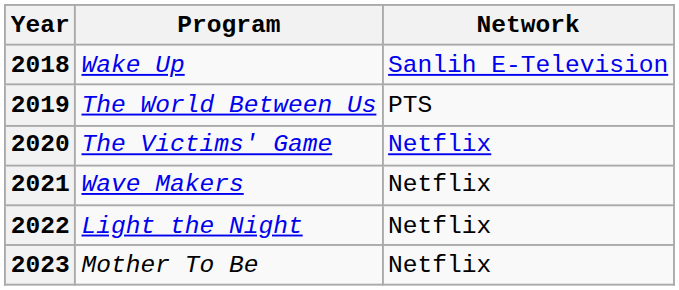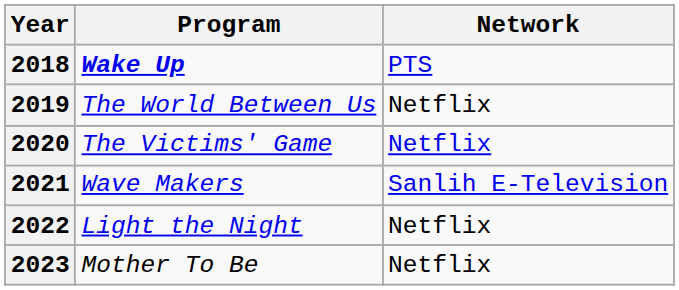(133, 65) normal -> (133, 65) bold
(528, 65) Sanlih E-Television -> (410, 65) PTS
(410, 105) PTS -> (440, 105) Netflix
(440, 185) Netflix -> (528, 185) Sanlih E-Television
